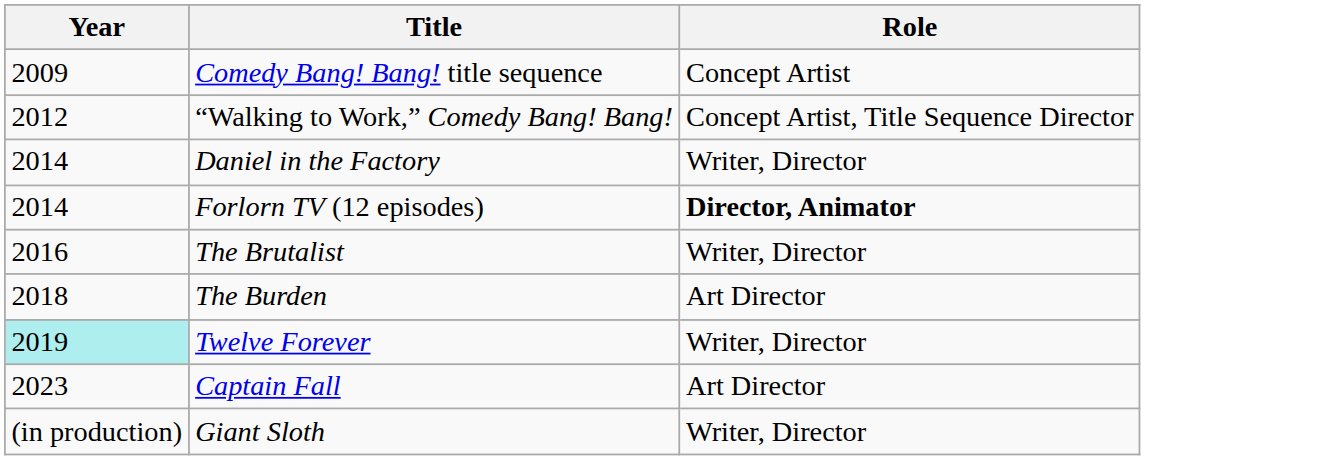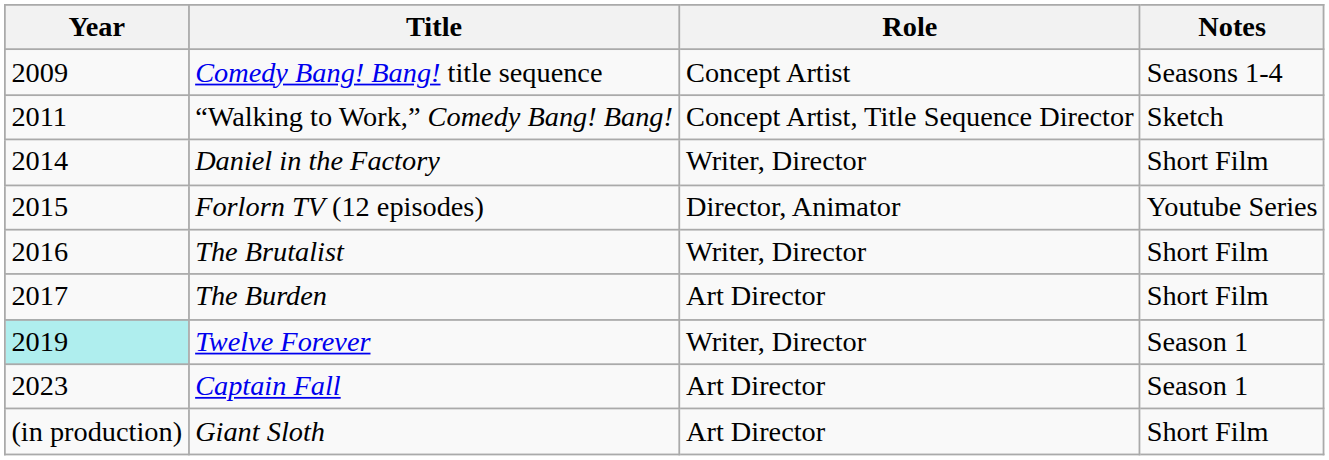+ column: (1232, 26)
(40, 116) 2012 -> (39, 116) 2011
(40, 206) 2014 -> (40, 206) 2015
(801, 206) bold -> (793, 206) normal
(40, 296) 2018 -> (40, 296) 2017
(776, 431) Writer, Director -> (756, 431) Art Director
